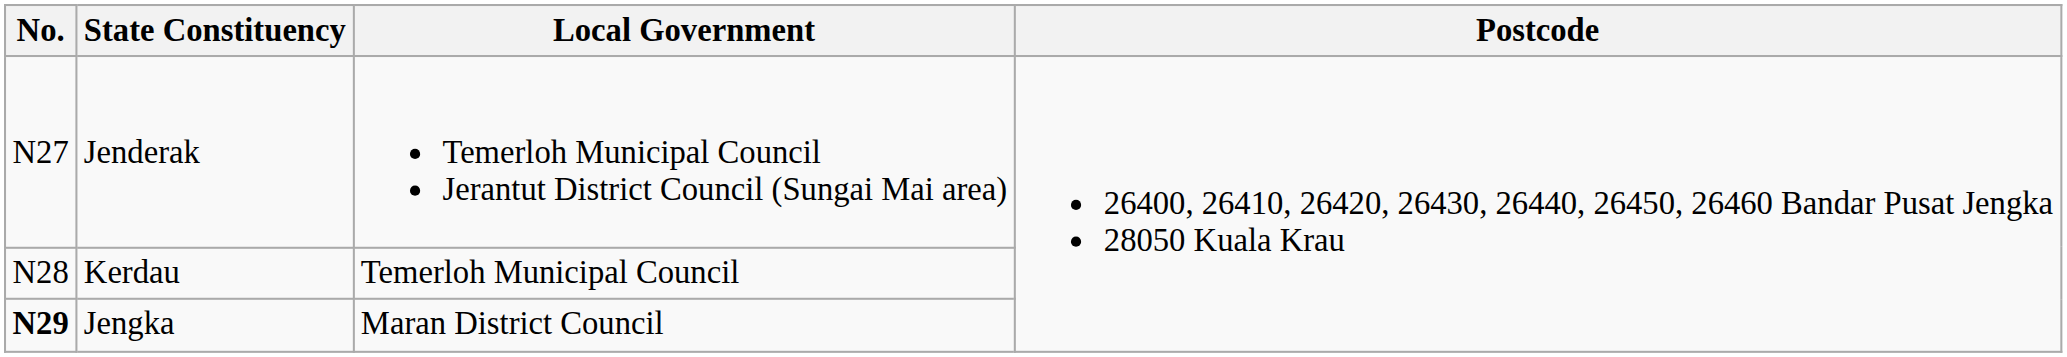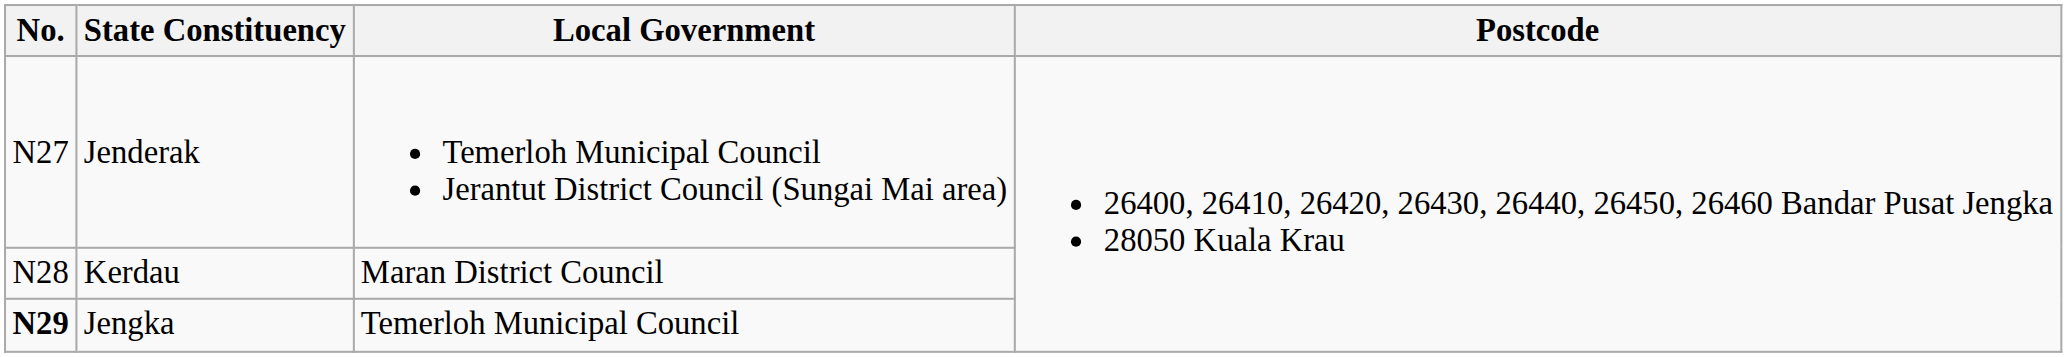(550, 272) Temerloh Municipal Council -> (512, 272) Maran District Council
(512, 324) Maran District Council -> (550, 324) Temerloh Municipal Council
